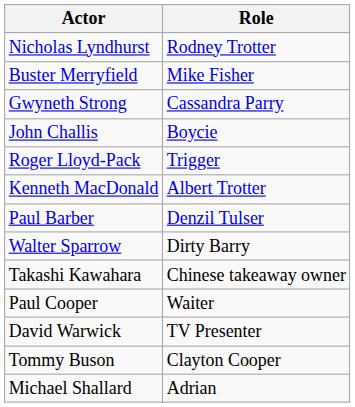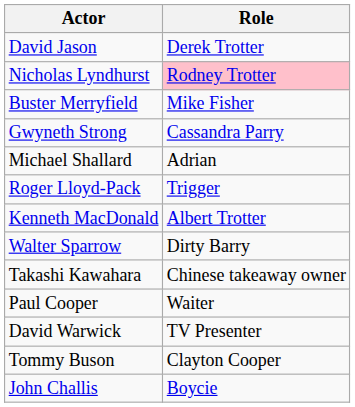+ row: (53, 47)
(221, 47) no background -> (221, 75) pink background
rows swapped: (53, 132) <-> (70, 388)
- row: (51, 217)
